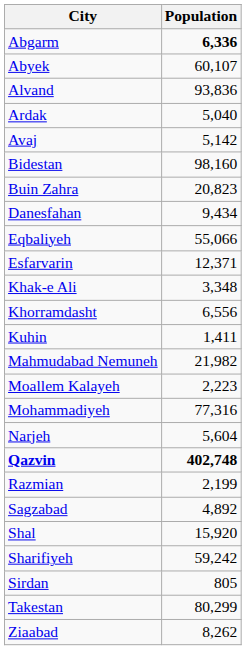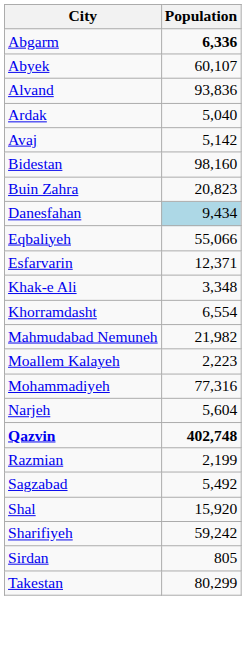(220, 213) no background -> (220, 213) lightblue background
(220, 312) 6,556 -> (220, 312) 6,554
- row: (27, 336)
(220, 509) 4,892 -> (220, 484) 5,492
- row: (33, 632)
